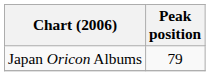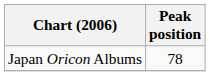(175, 58) 79 -> (175, 58) 78
